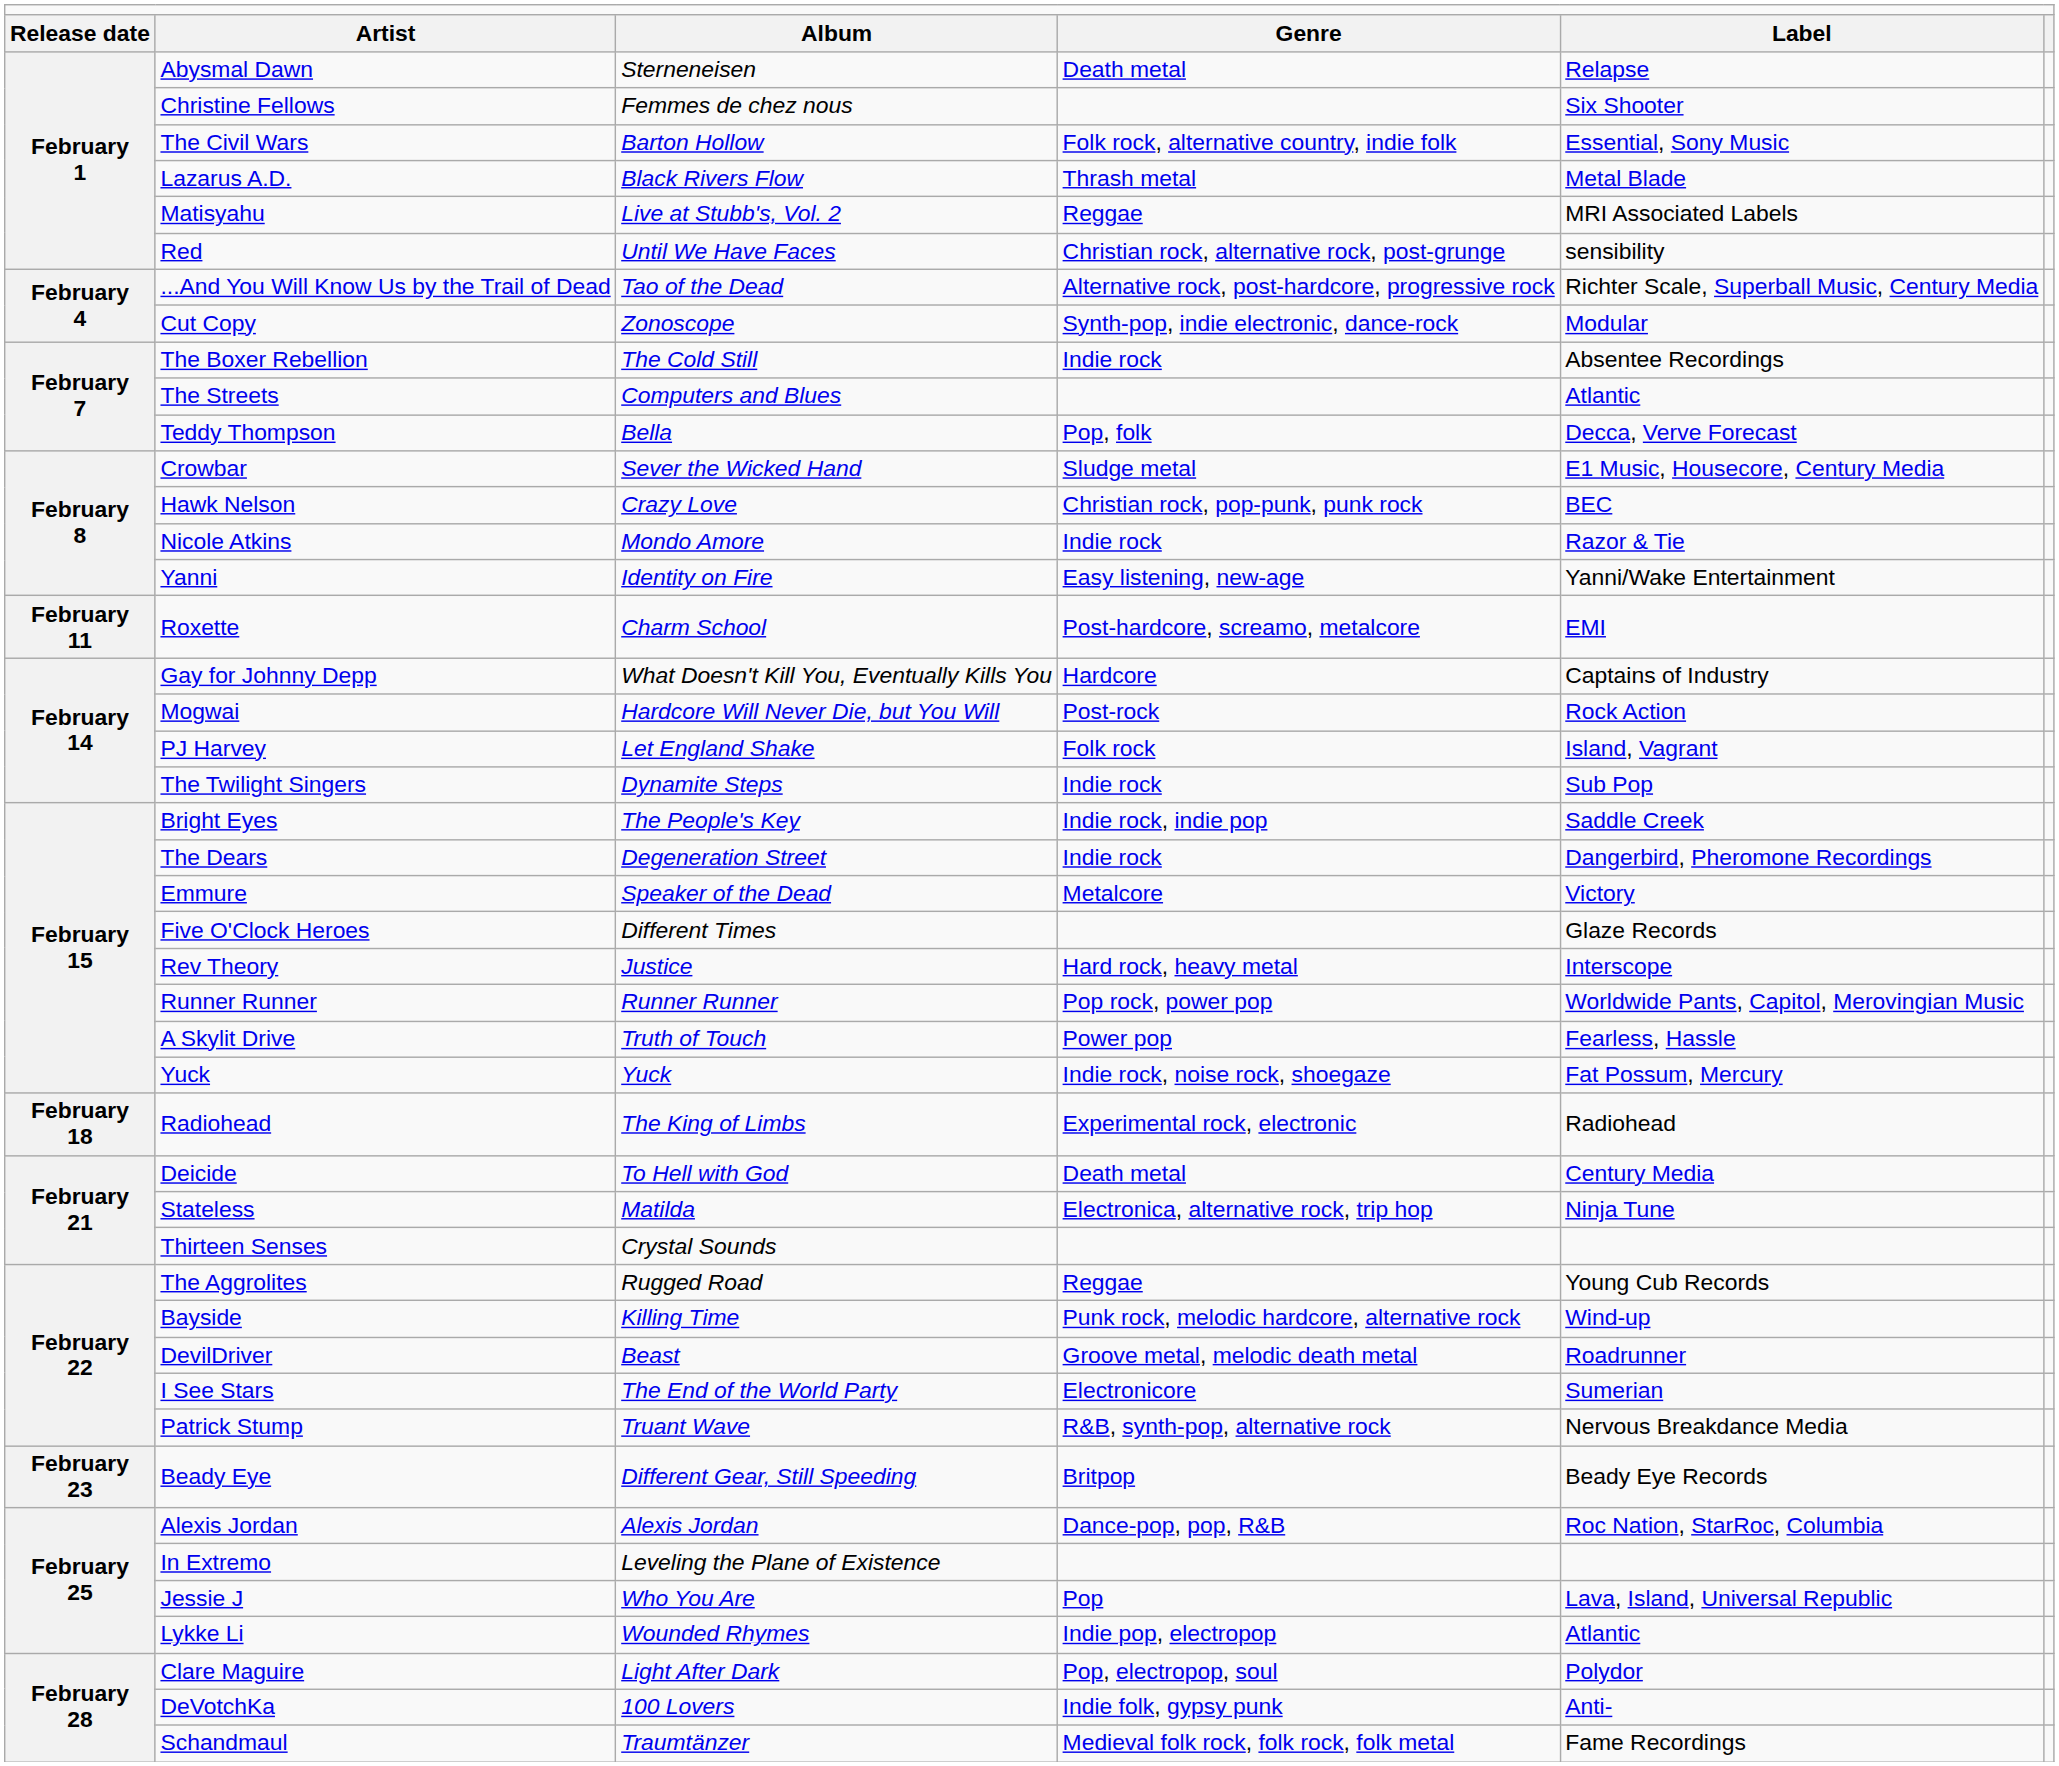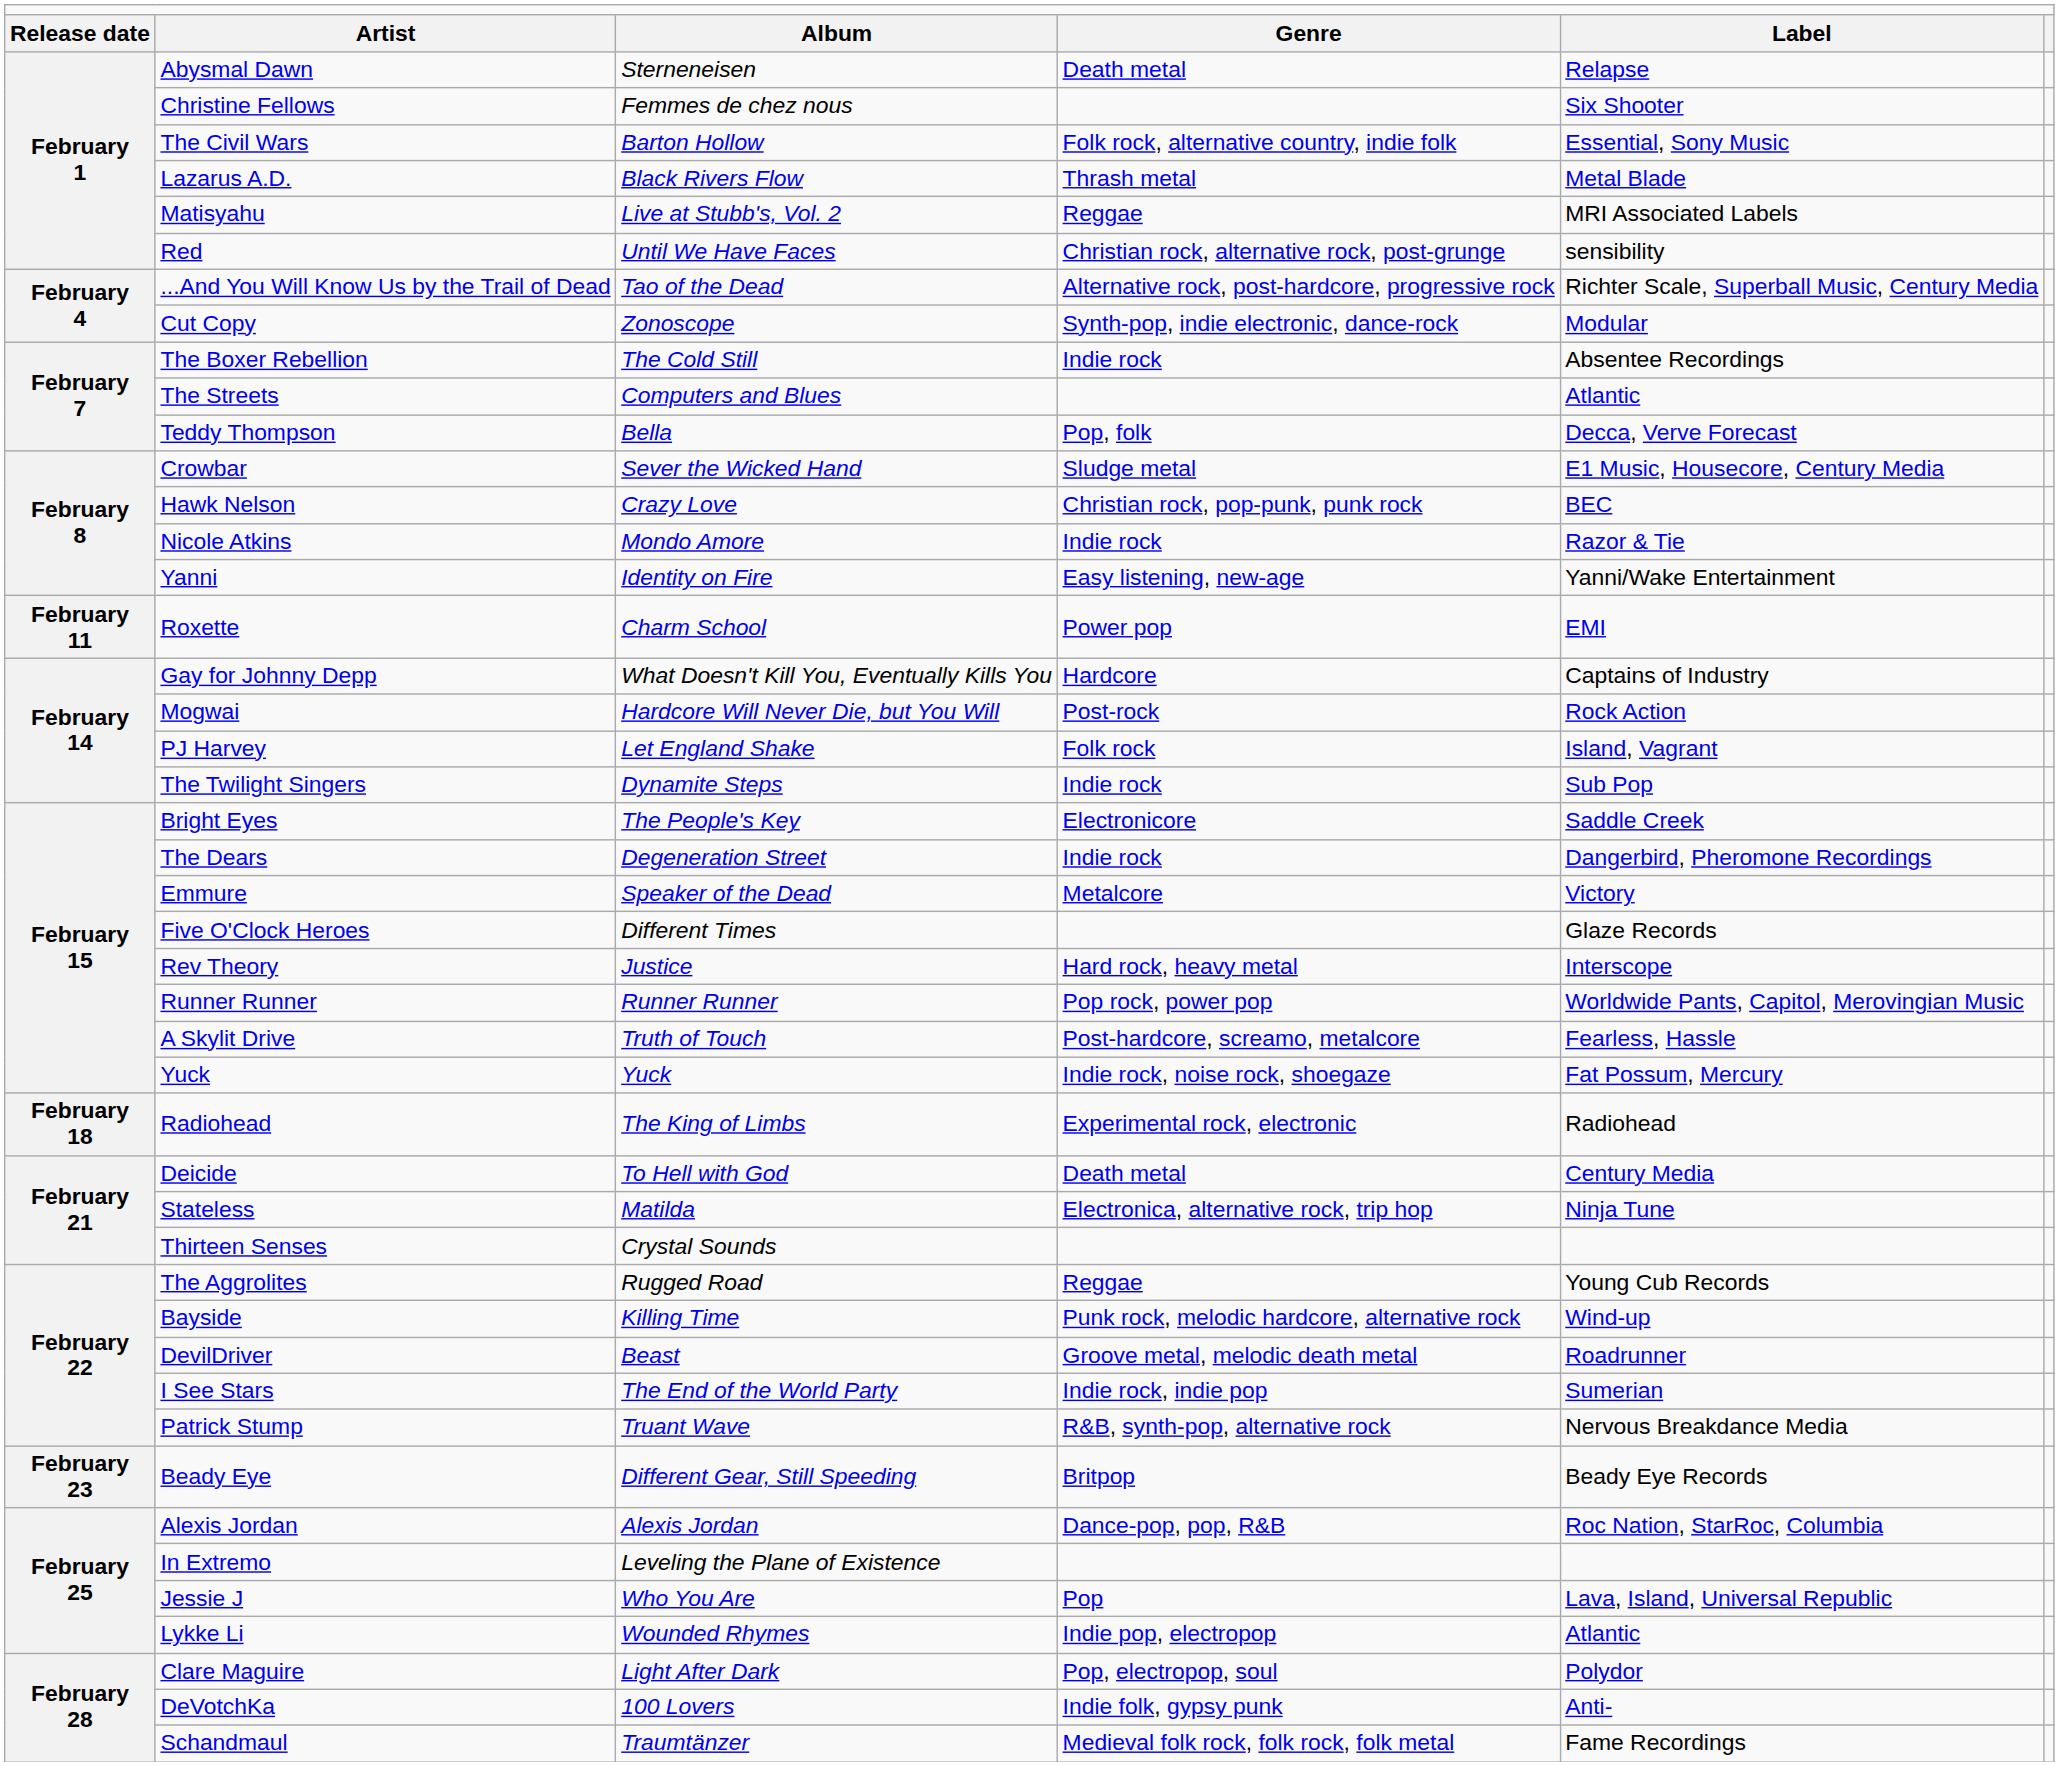(1241, 626) Post-hardcore, screamo, metalcore -> (1117, 626) Power pop
(1165, 820) Indie rock, indie pop -> (1129, 820) Electronicore
(1117, 1038) Power pop -> (1241, 1038) Post-hardcore, screamo, metalcore
(1129, 1390) Electronicore -> (1165, 1390) Indie rock, indie pop
